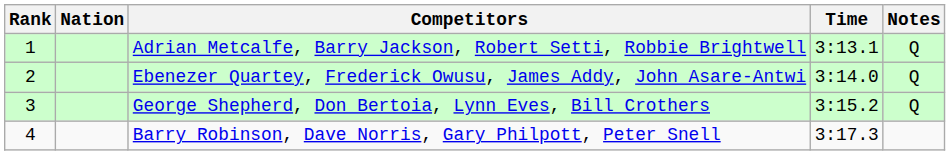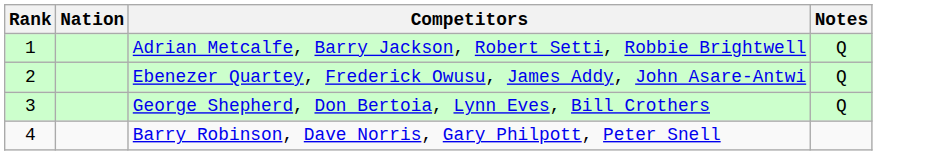- column: (847, 19)
